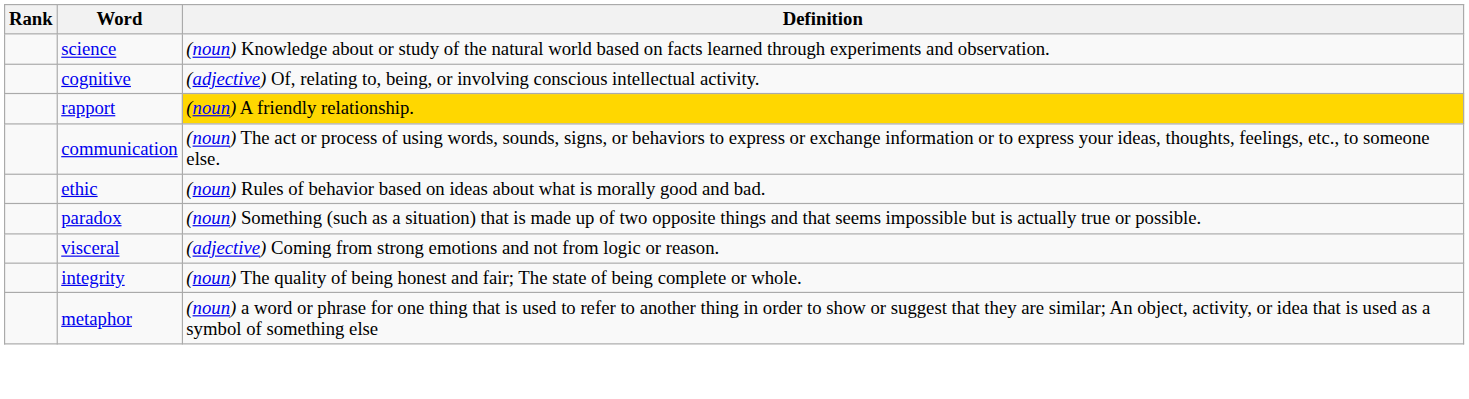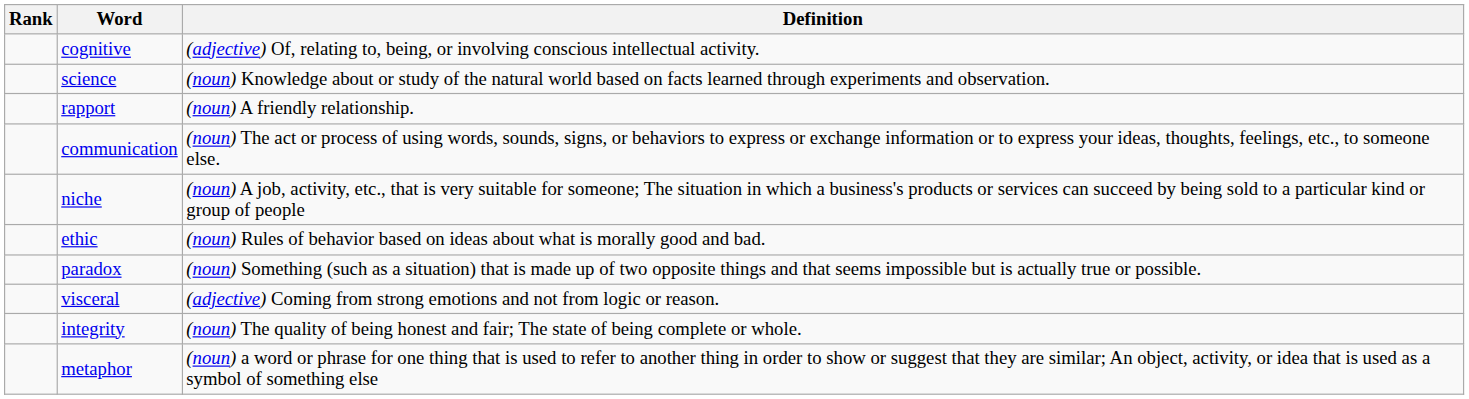rows swapped: (89, 49) <-> (96, 78)
(300, 108) gold background -> (300, 108) no background
+ row: (82, 199)
